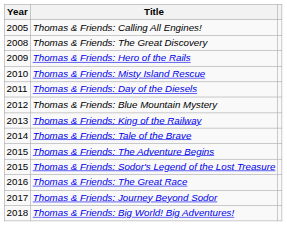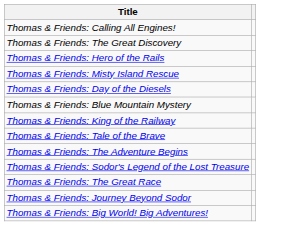- column: (17, 12)
